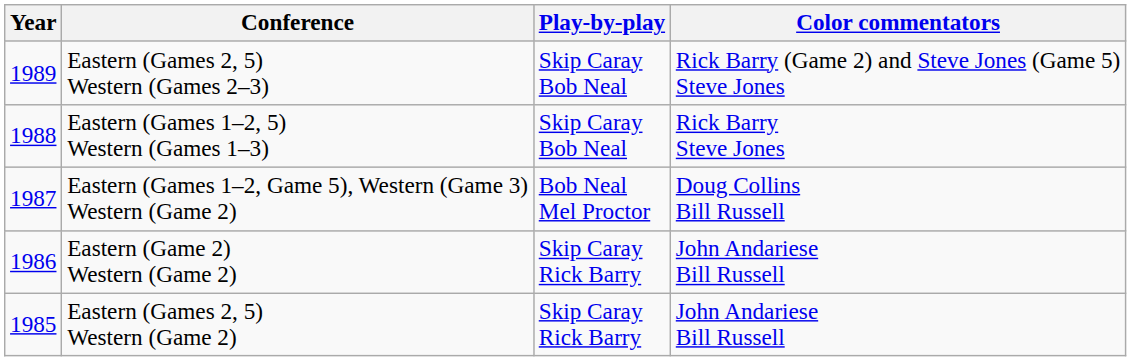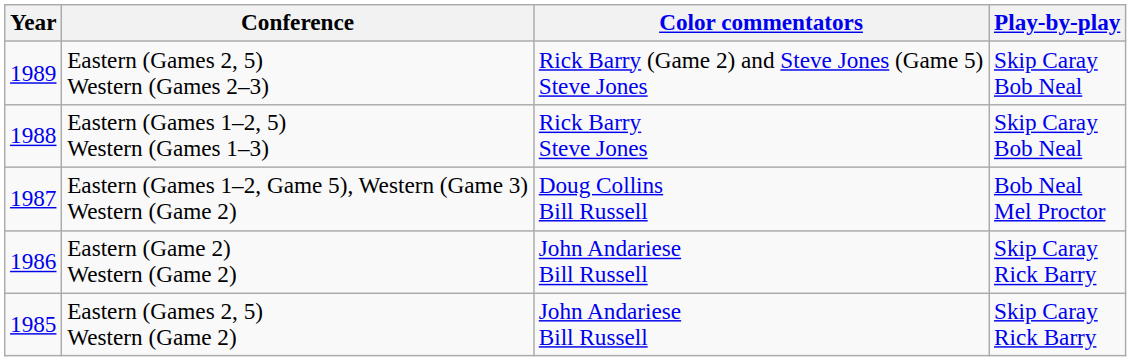columns swapped: (602, 22) <-> (898, 22)
